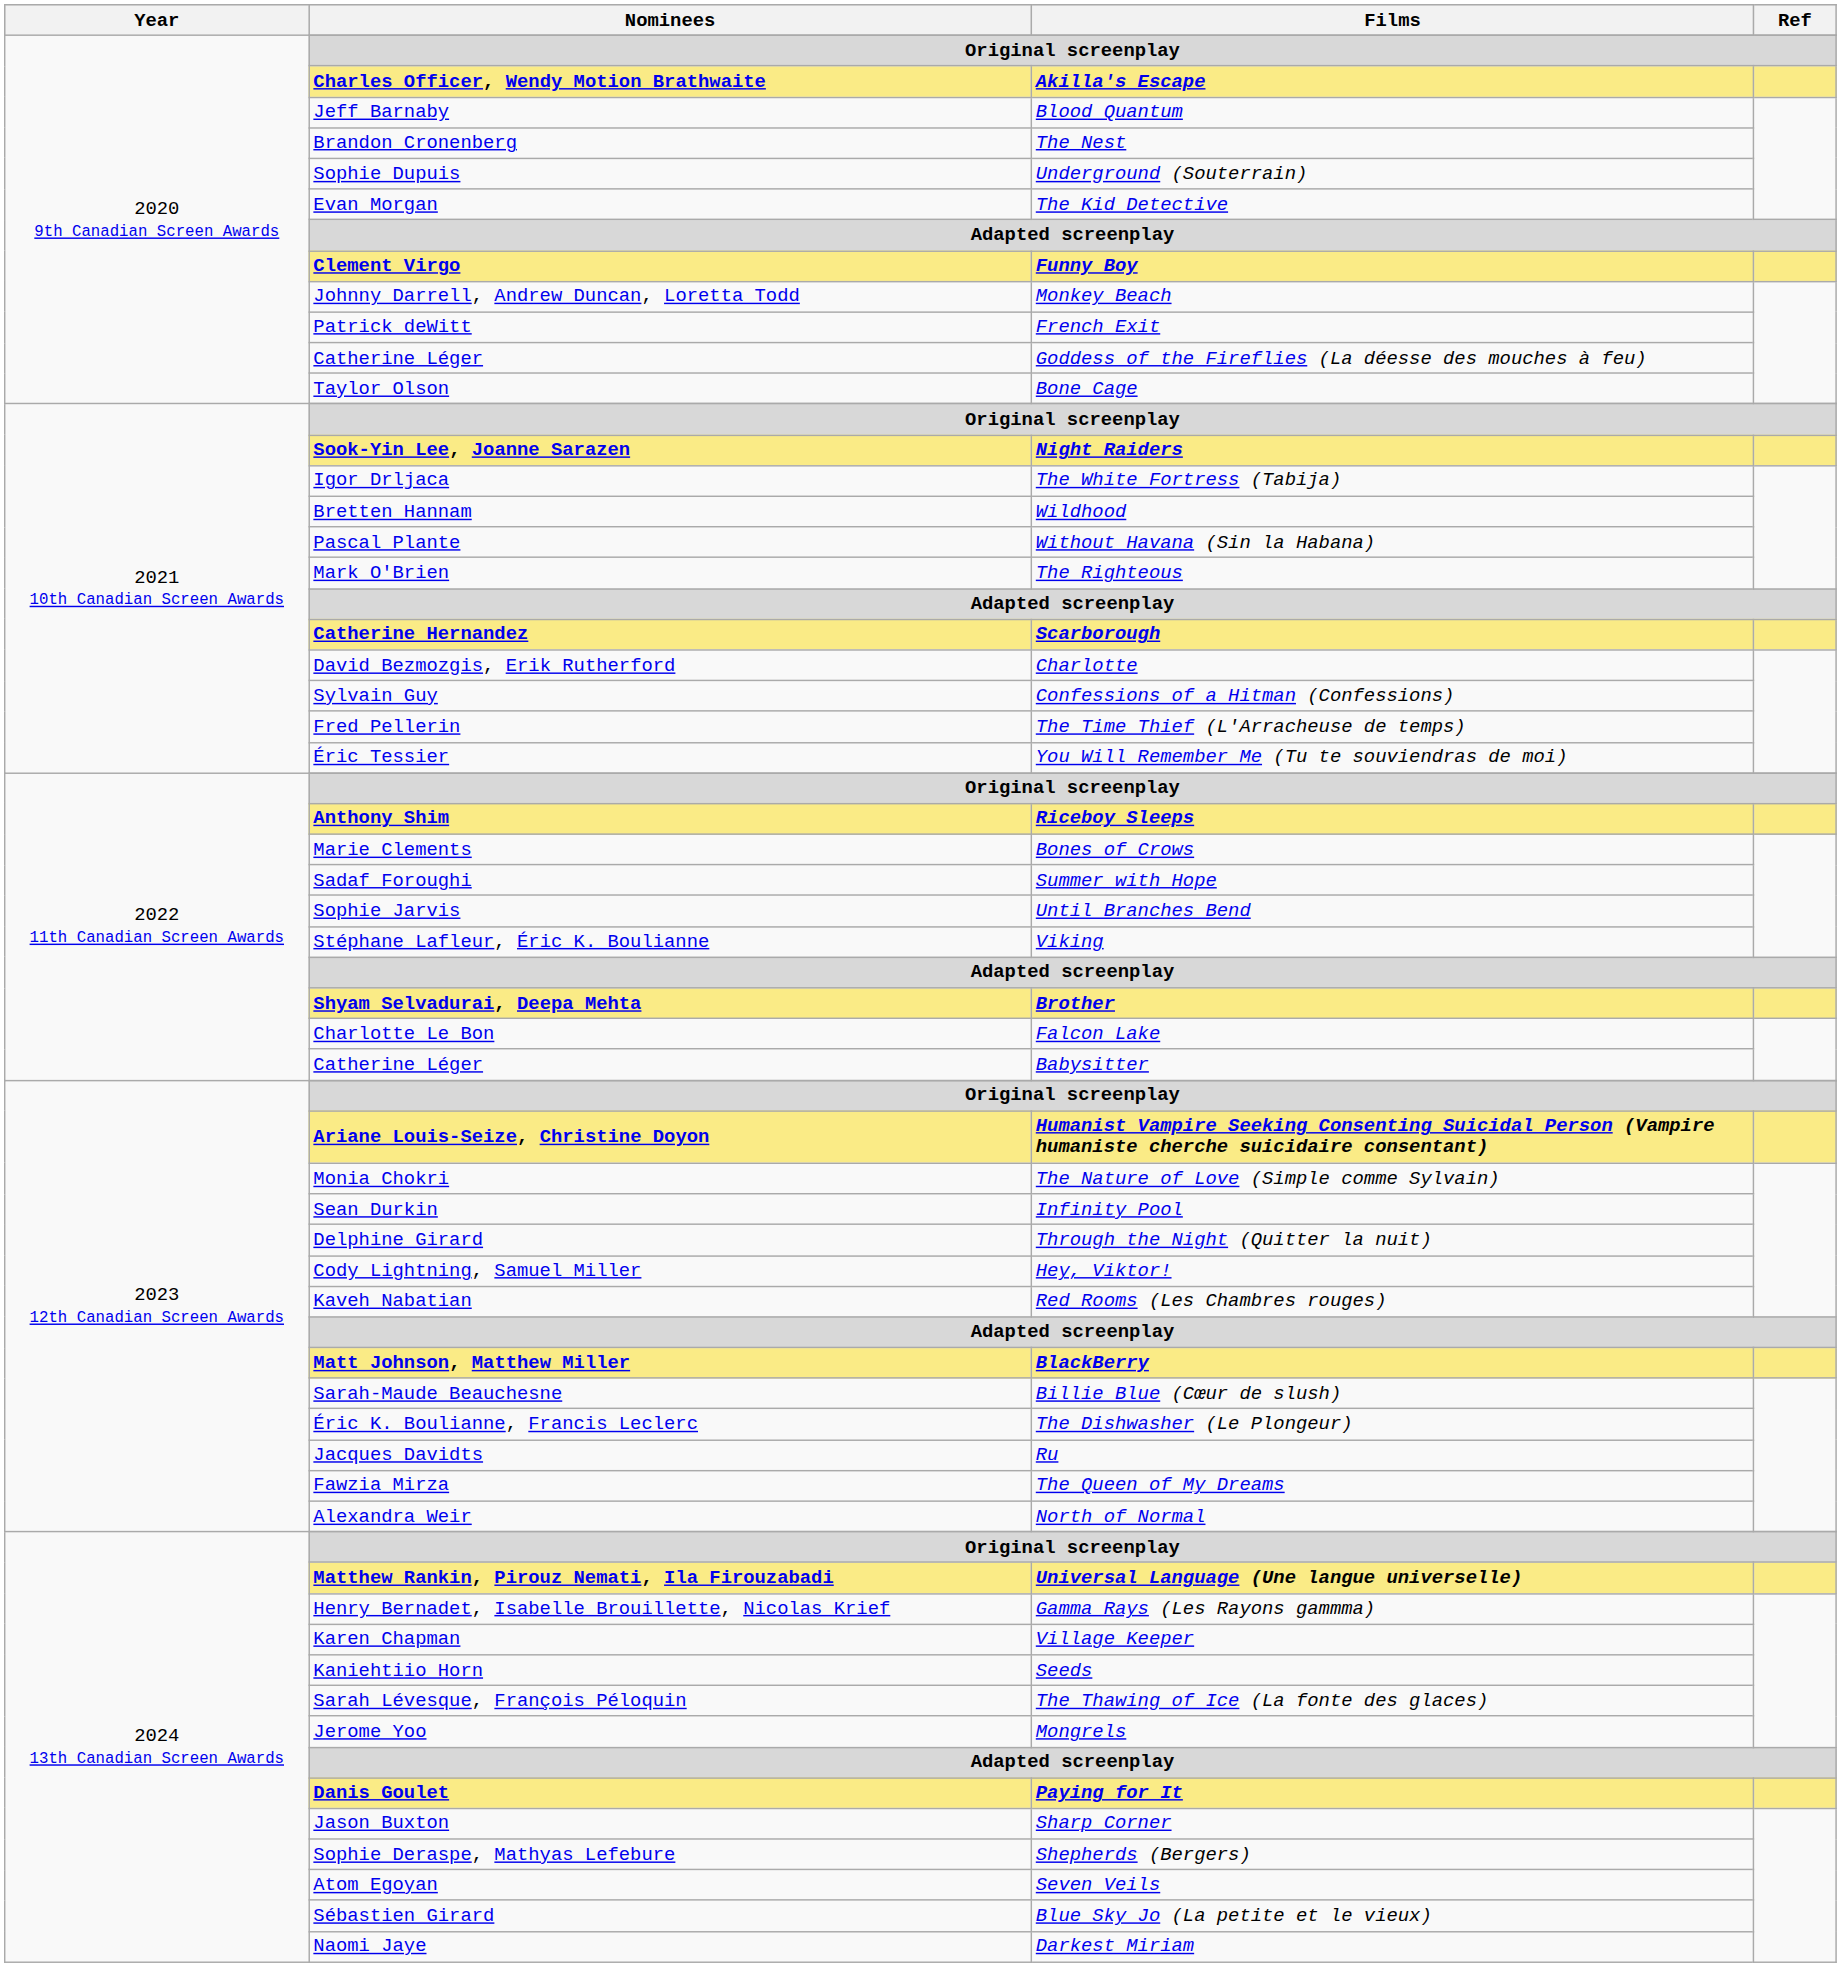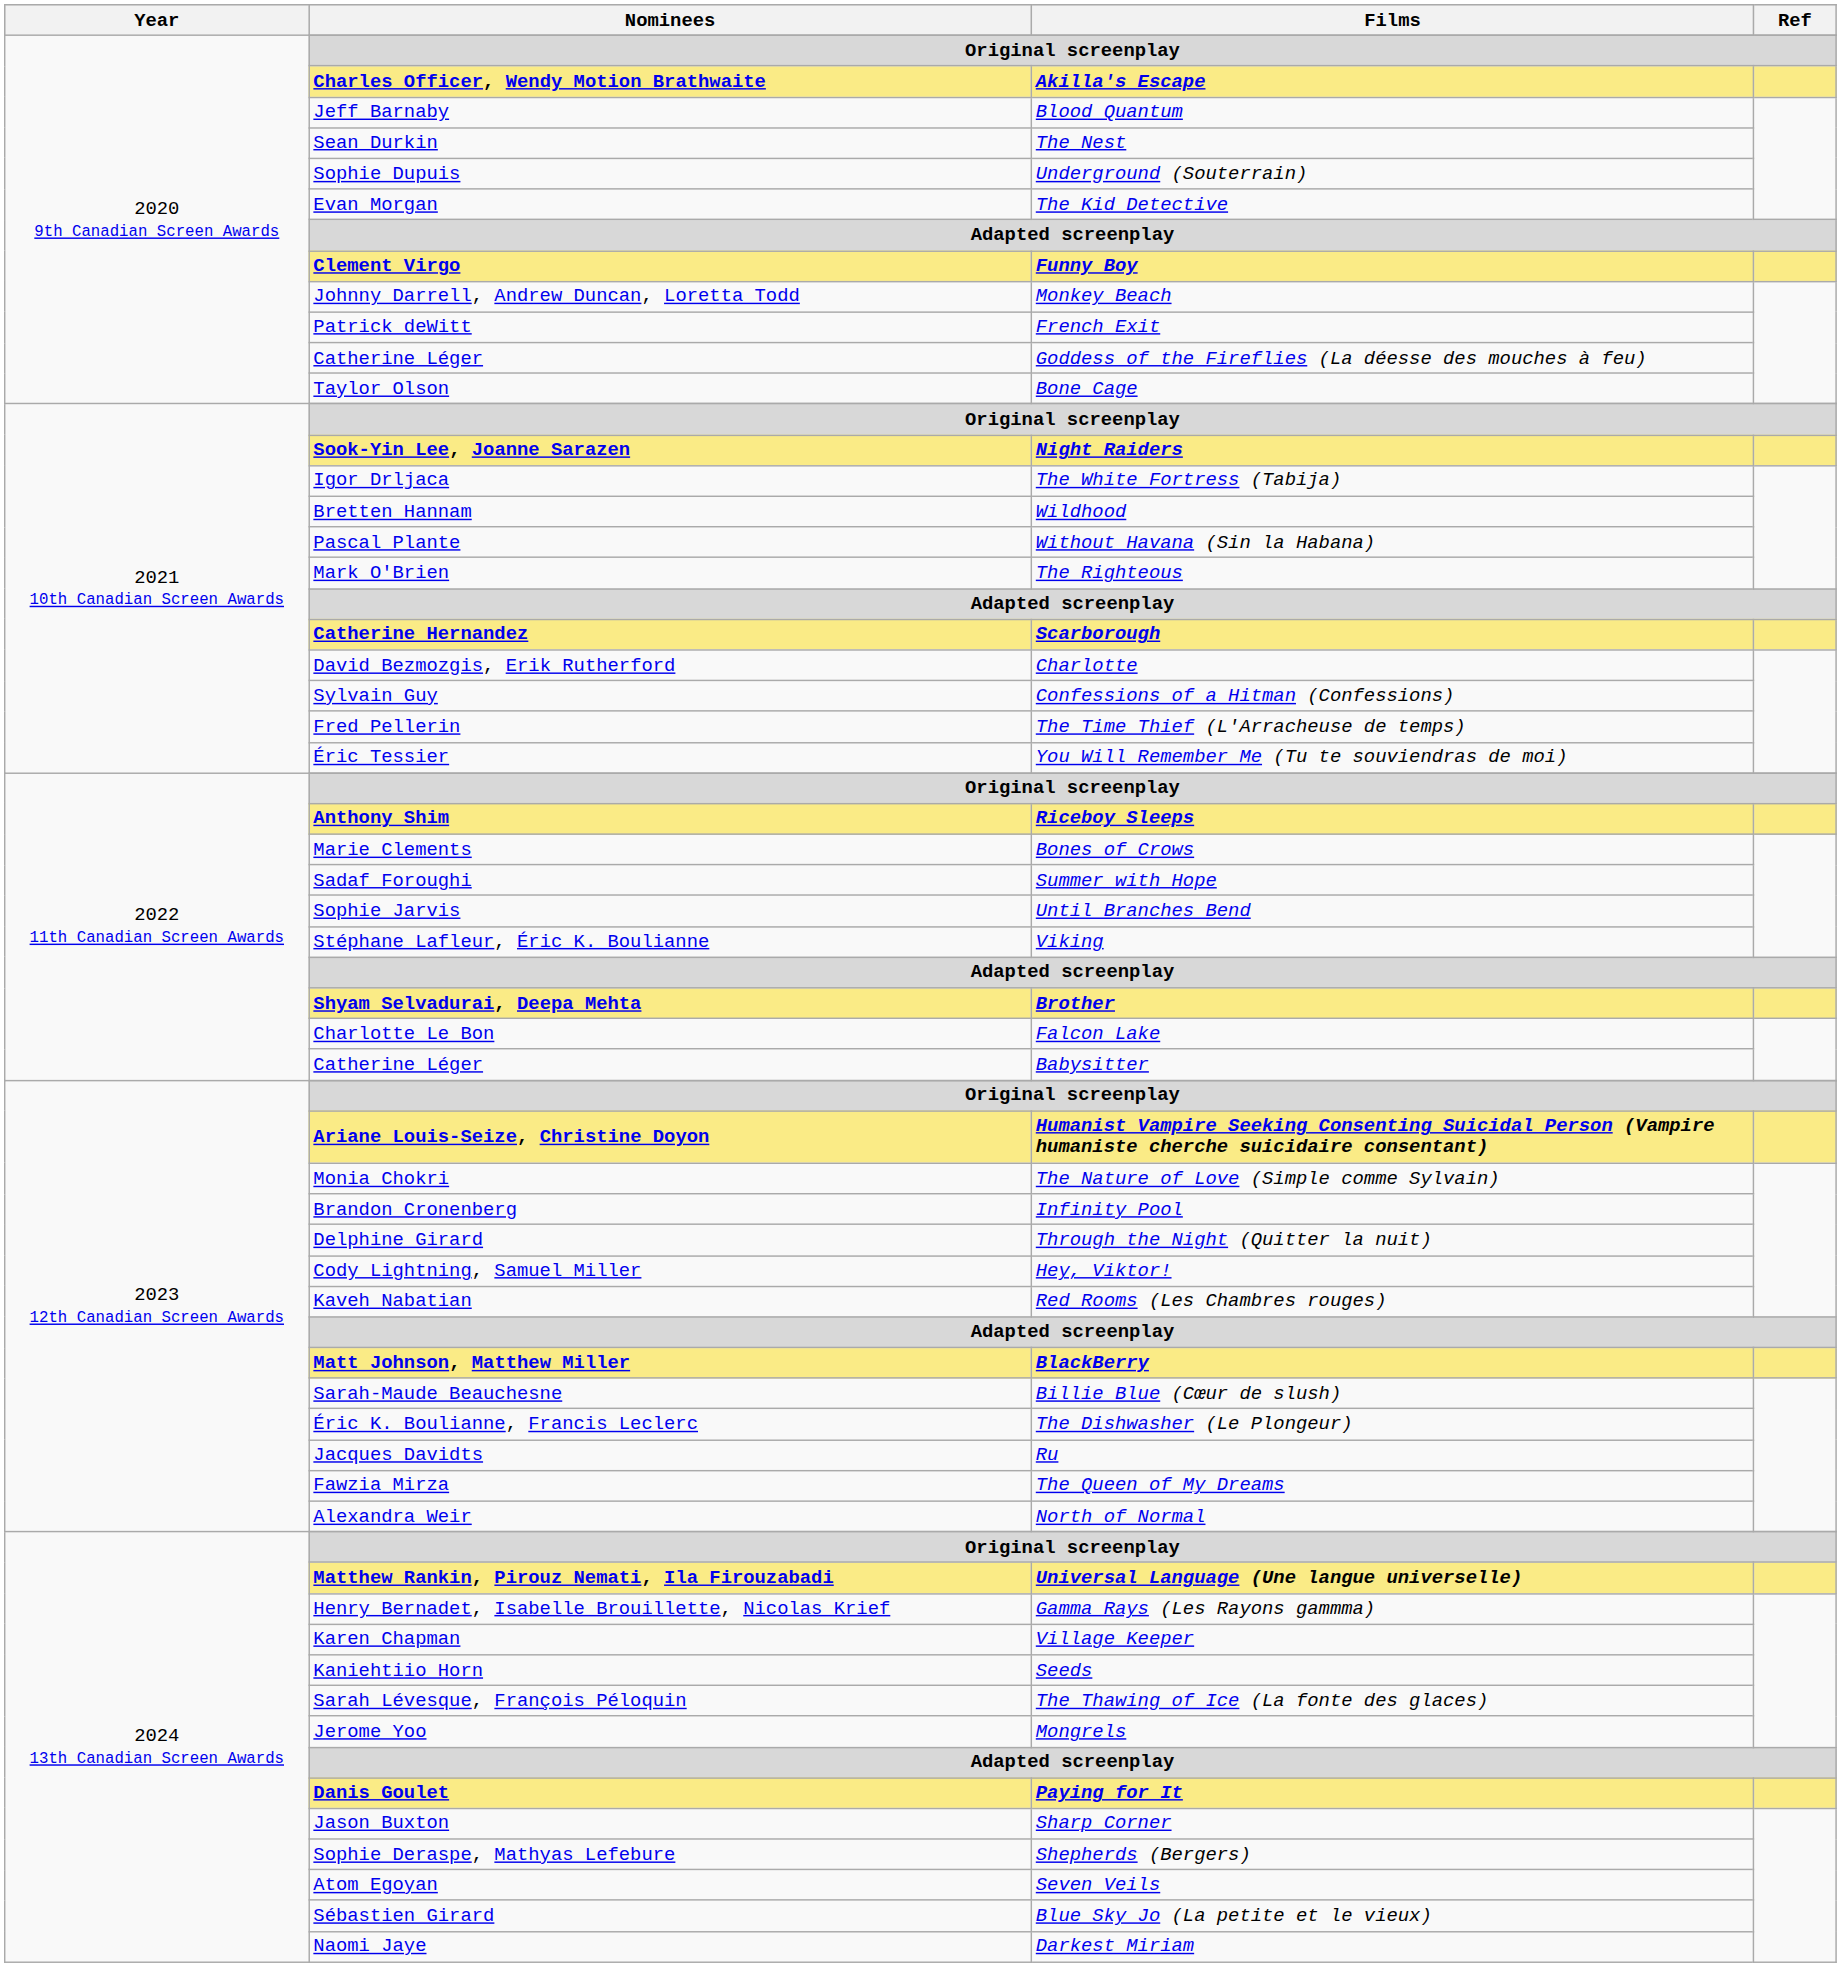(415, 143) Brandon Cronenberg -> (376, 143) Sean Durkin
(376, 1209) Sean Durkin -> (415, 1209) Brandon Cronenberg
